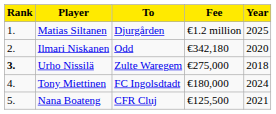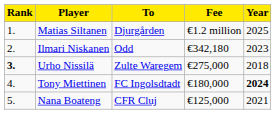(257, 48) 2020 -> (257, 48) 2023
(257, 83) normal -> (257, 83) bold
(208, 100) €125,500 -> (208, 100) €125,000
